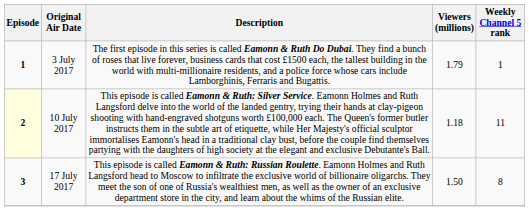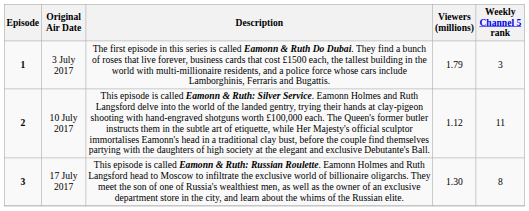(500, 65) 1 -> (500, 65) 3
(23, 123) lightyellow background -> (23, 123) no background
(454, 123) 1.18 -> (454, 123) 1.12
(454, 181) 1.50 -> (454, 181) 1.30
